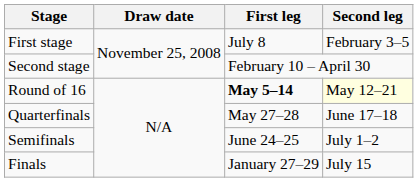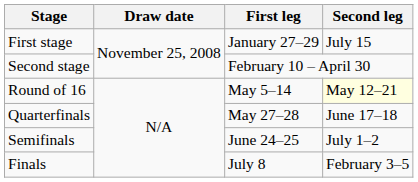(247, 41) July 8 -> (273, 41) January 27–29
(368, 41) February 3–5 -> (349, 41) July 15
(260, 90) bold -> (260, 90) normal
(273, 164) January 27–29 -> (247, 164) July 8
(349, 164) July 15 -> (368, 164) February 3–5
